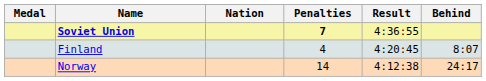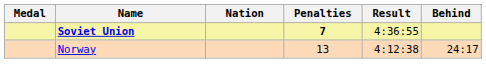- row: (80, 49)
(323, 67) 14 -> (323, 49) 13
